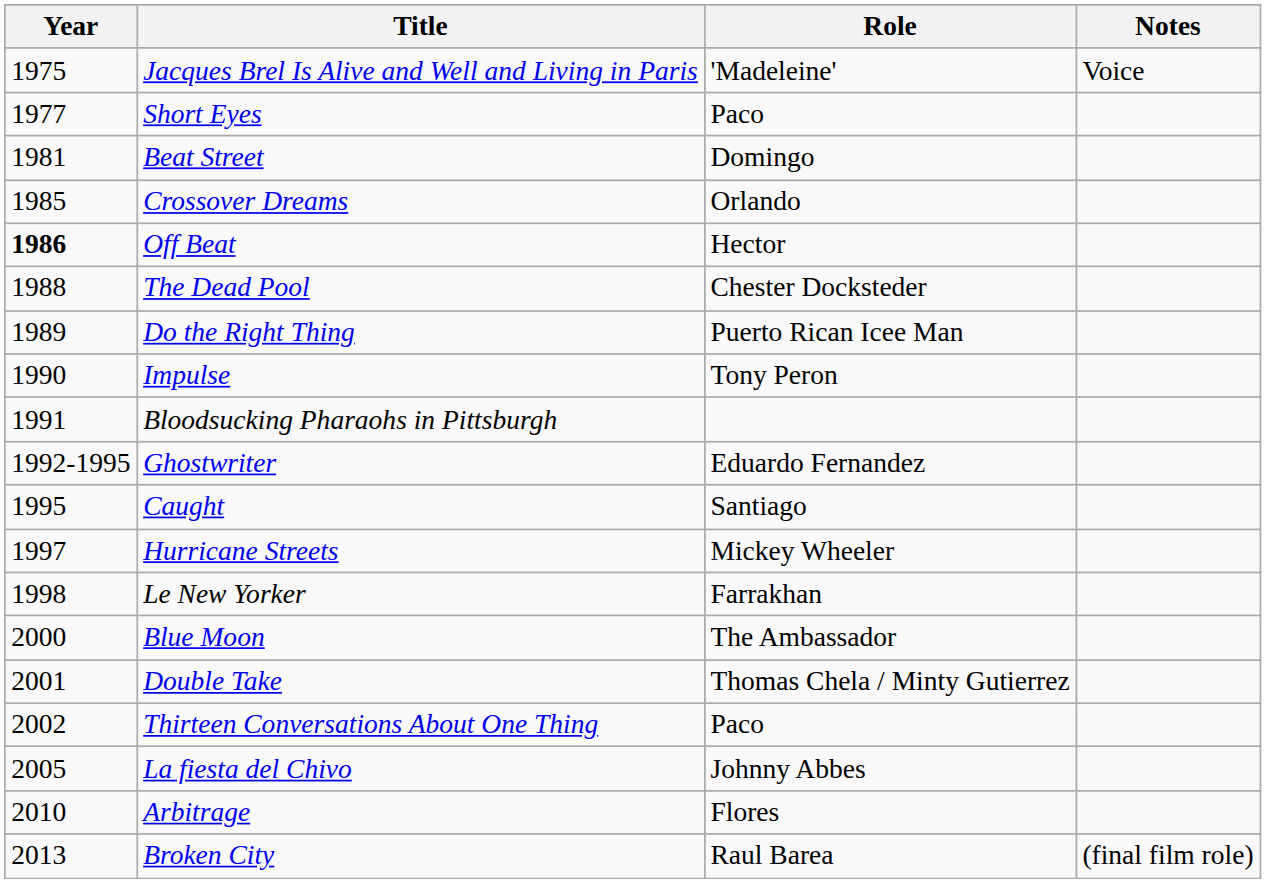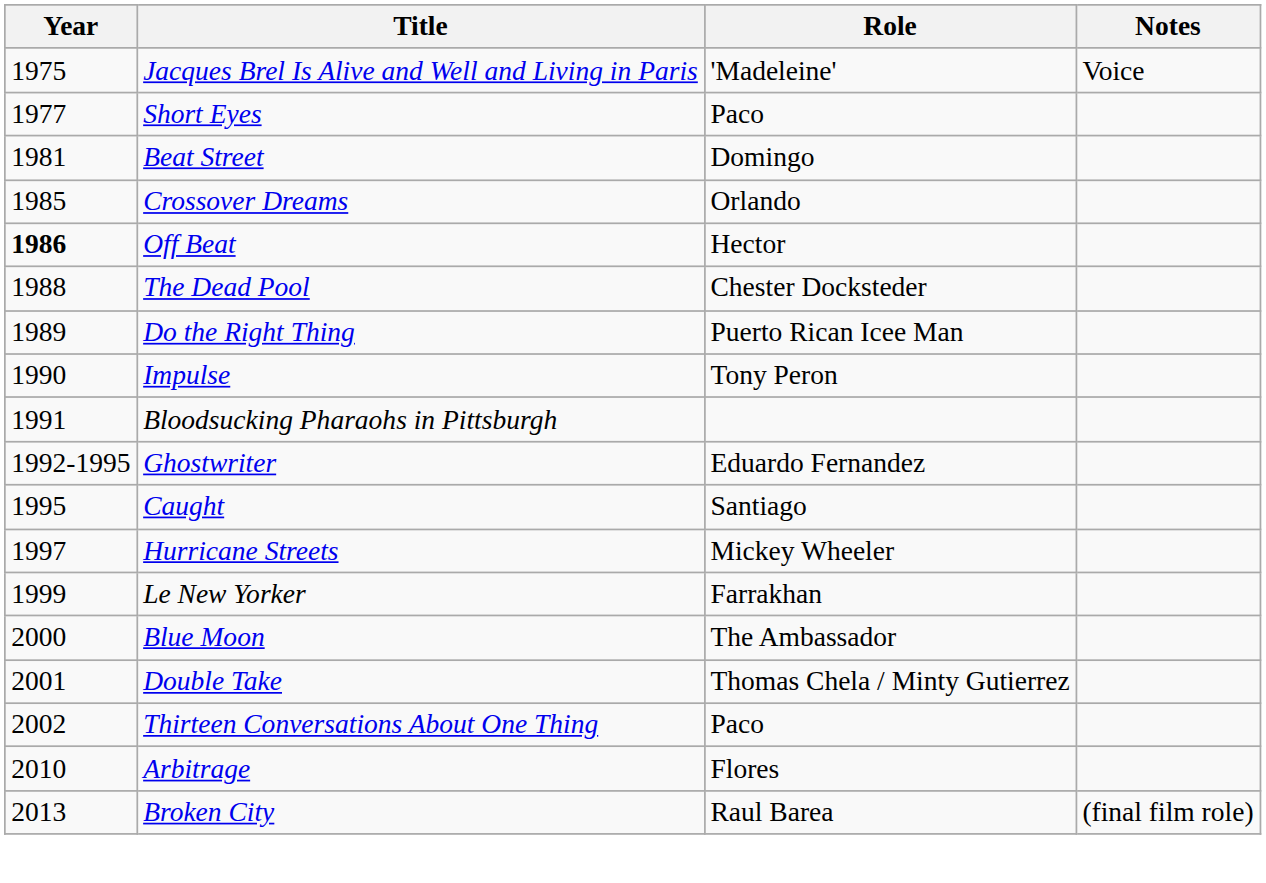(39, 593) 1998 -> (39, 593) 1999
- row: (247, 768)
